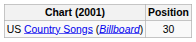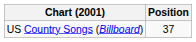(168, 29) 30 -> (168, 29) 37
